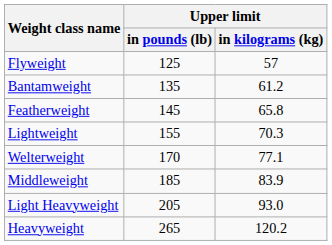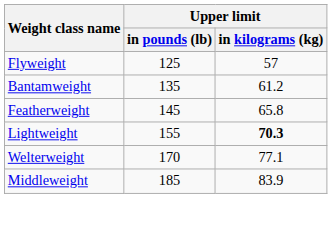(271, 134) normal -> (271, 134) bold
- row: (63, 204)
- row: (46, 228)
